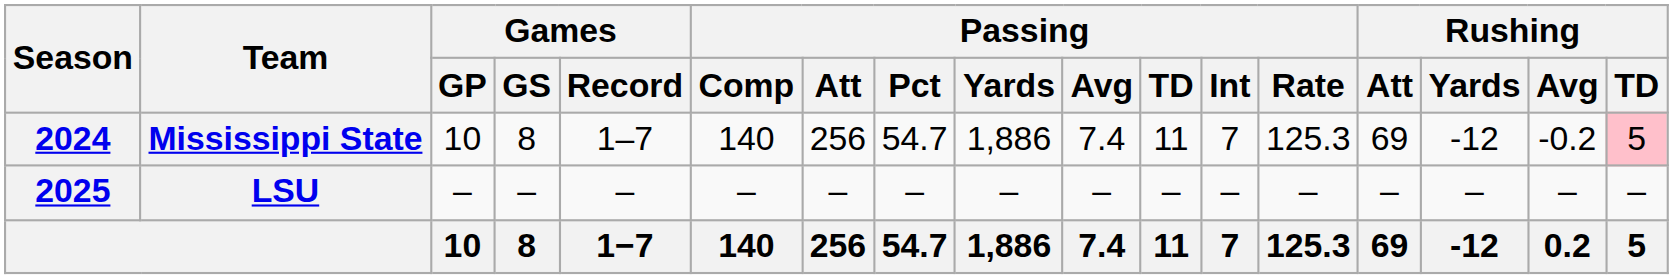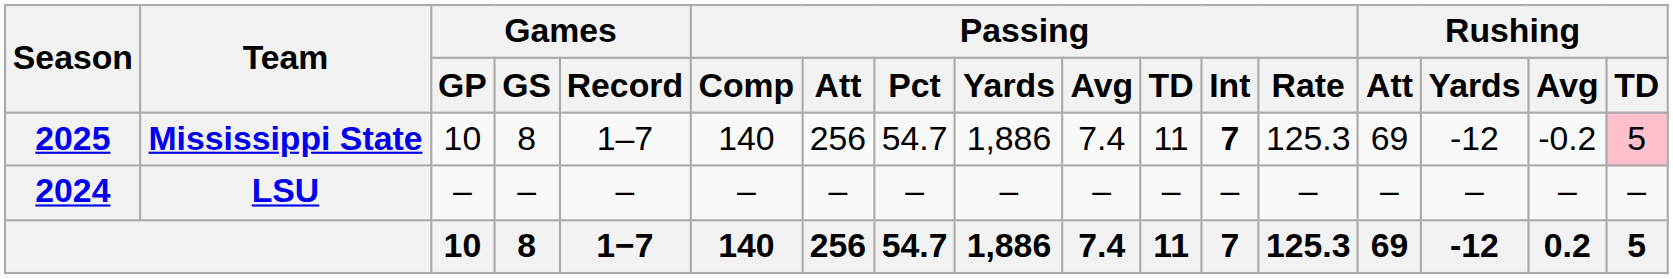(73, 138) 2024 -> (73, 138) 2025
(1230, 138) normal -> (1230, 138) bold
(73, 191) 2025 -> (73, 191) 2024
